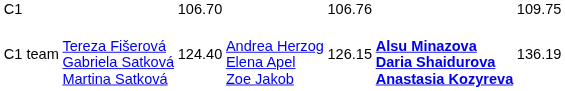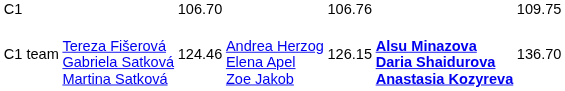(200, 54) 124.40 -> (200, 54) 124.46
(539, 54) 136.19 -> (539, 54) 136.70
